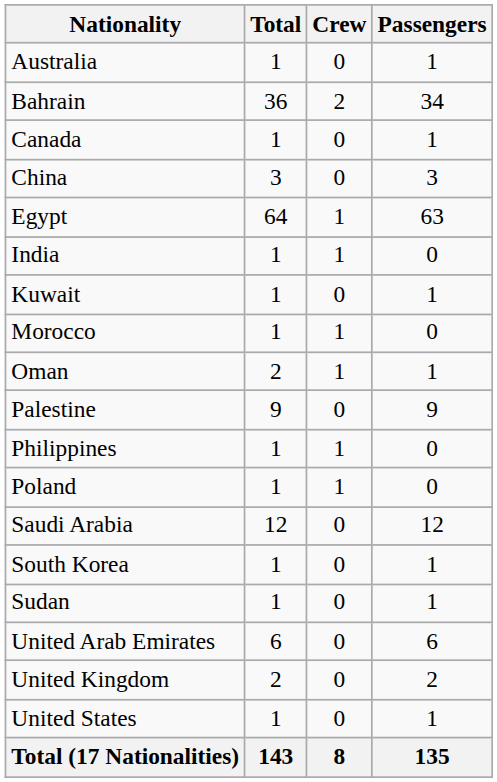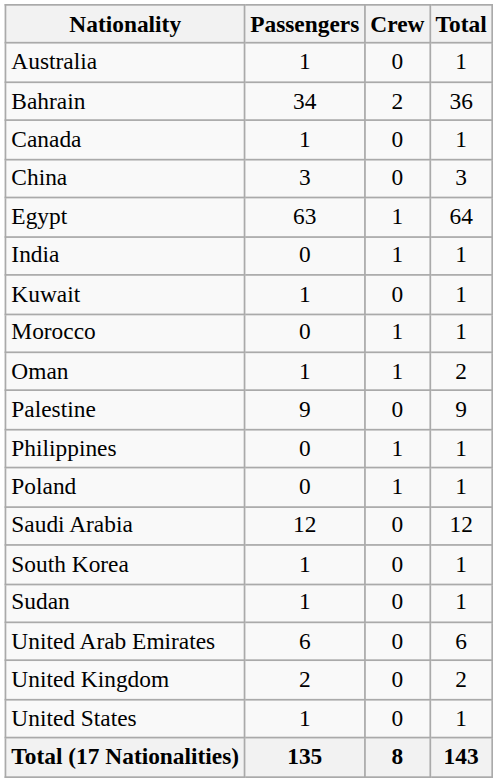columns swapped: (432, 23) <-> (276, 23)
